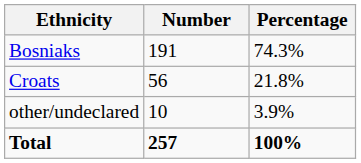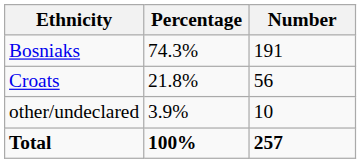columns swapped: (196, 19) <-> (302, 19)
